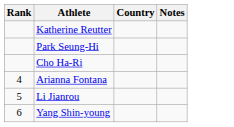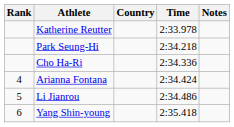+ column: (178, 12)
